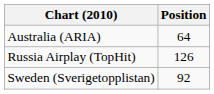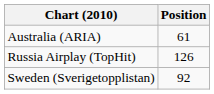(184, 36) 64 -> (184, 36) 61
